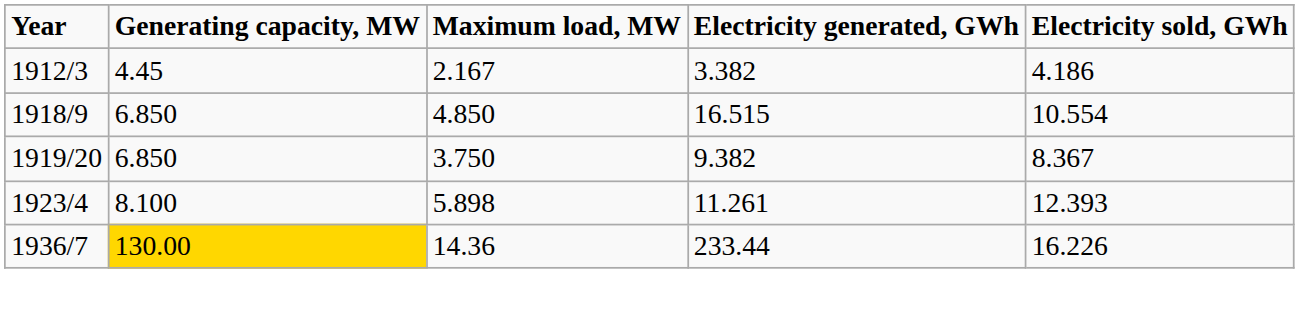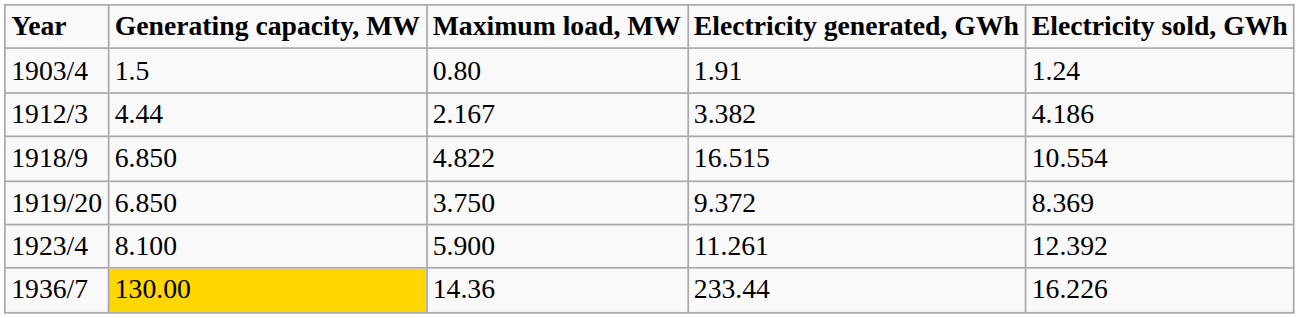+ row: (50, 70)
(139, 70) 4.45 -> (139, 114) 4.44
(464, 114) 4.850 -> (464, 158) 4.822
(725, 158) 9.382 -> (725, 202) 9.372
(1063, 158) 8.367 -> (1063, 202) 8.369
(464, 202) 5.898 -> (464, 245) 5.900
(1070, 202) 12.393 -> (1070, 245) 12.392
